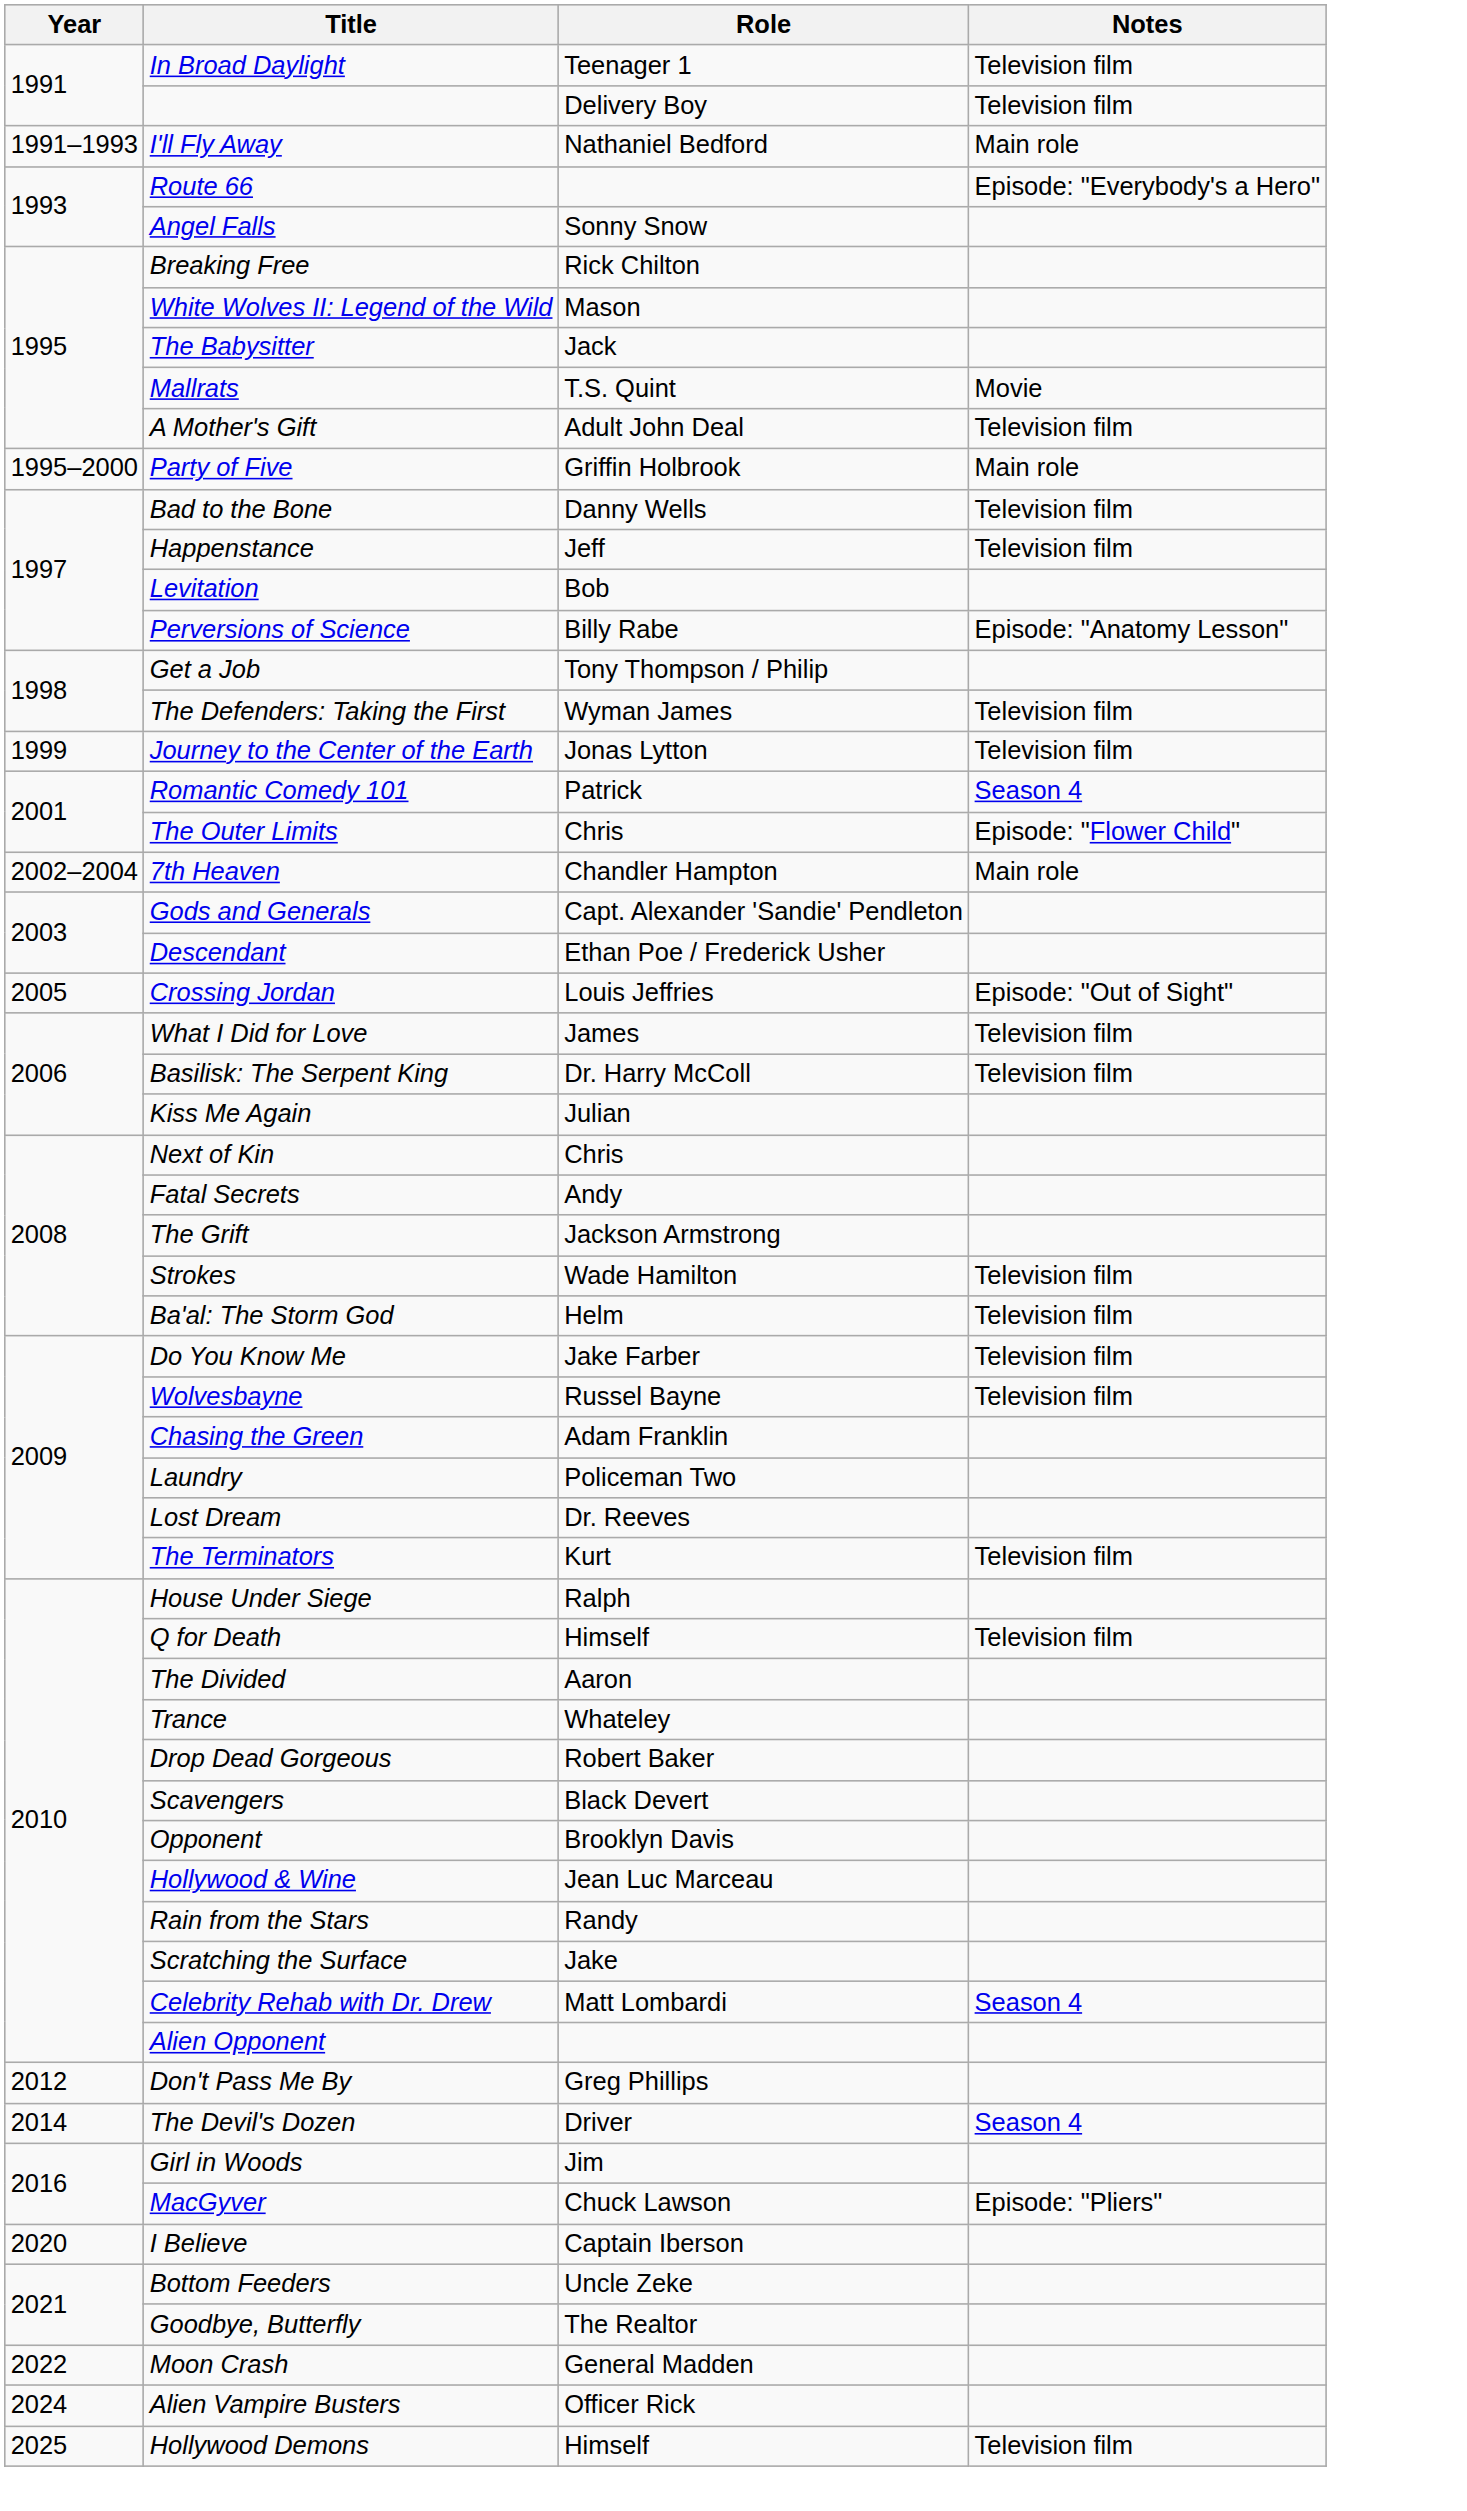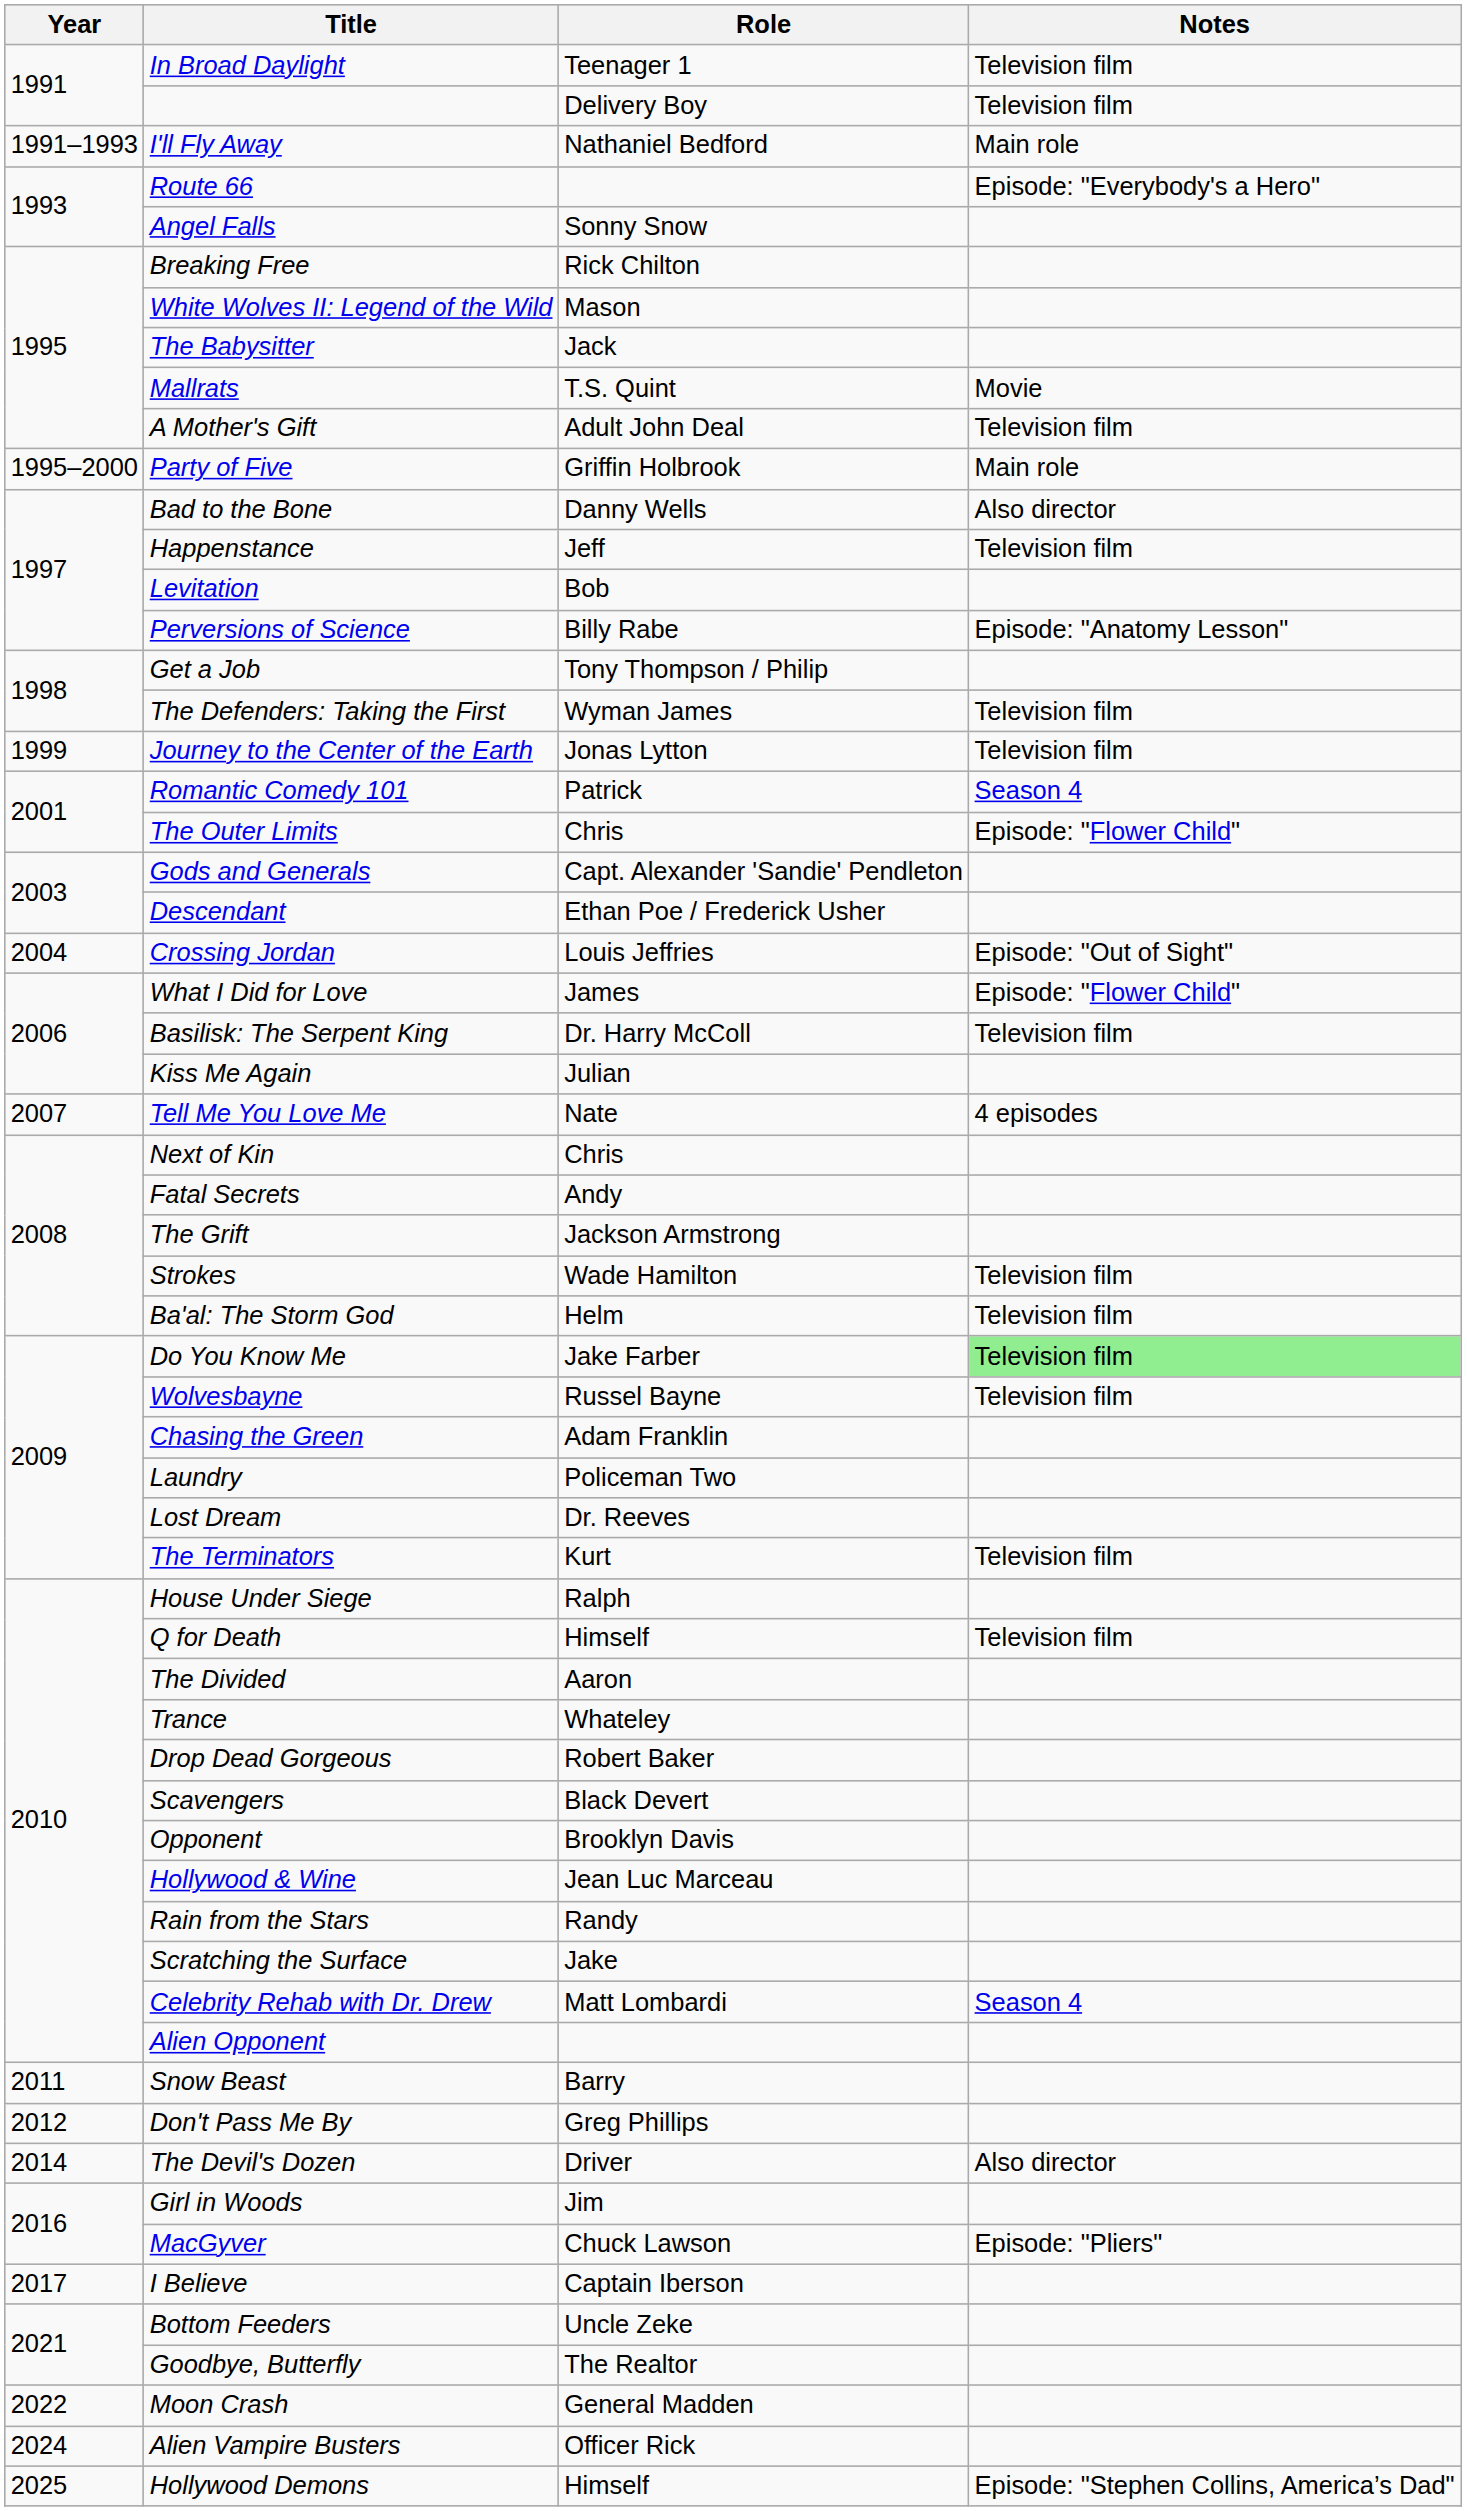(1054, 508) Television film -> (1045, 508) Also director
- row: (215, 871)
(39, 992) 2005 -> (39, 952) 2004
(1054, 1033) Television film -> (1107, 992) Episode: "Flower Child"
+ row: (268, 1114)
(1054, 1356) no background -> (1054, 1356) lightgreen background
+ row: (218, 2082)
(1028, 2122) Season 4 -> (1045, 2163) Also director
(39, 2243) 2020 -> (39, 2284) 2017
(1054, 2445) Television film -> (1215, 2485) Episode: "Stephen Collins, America’s Dad"
